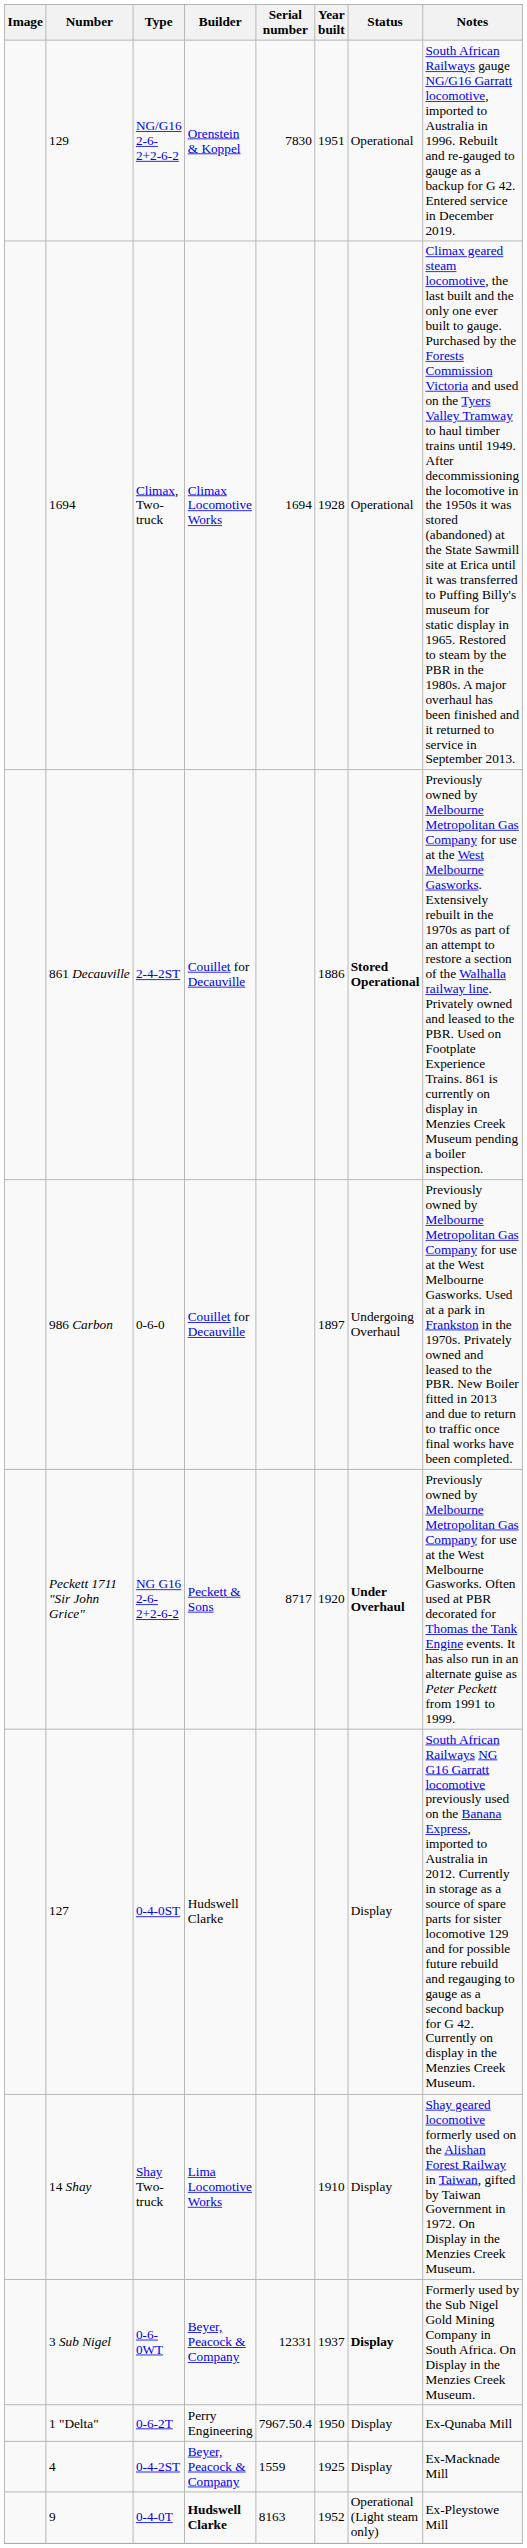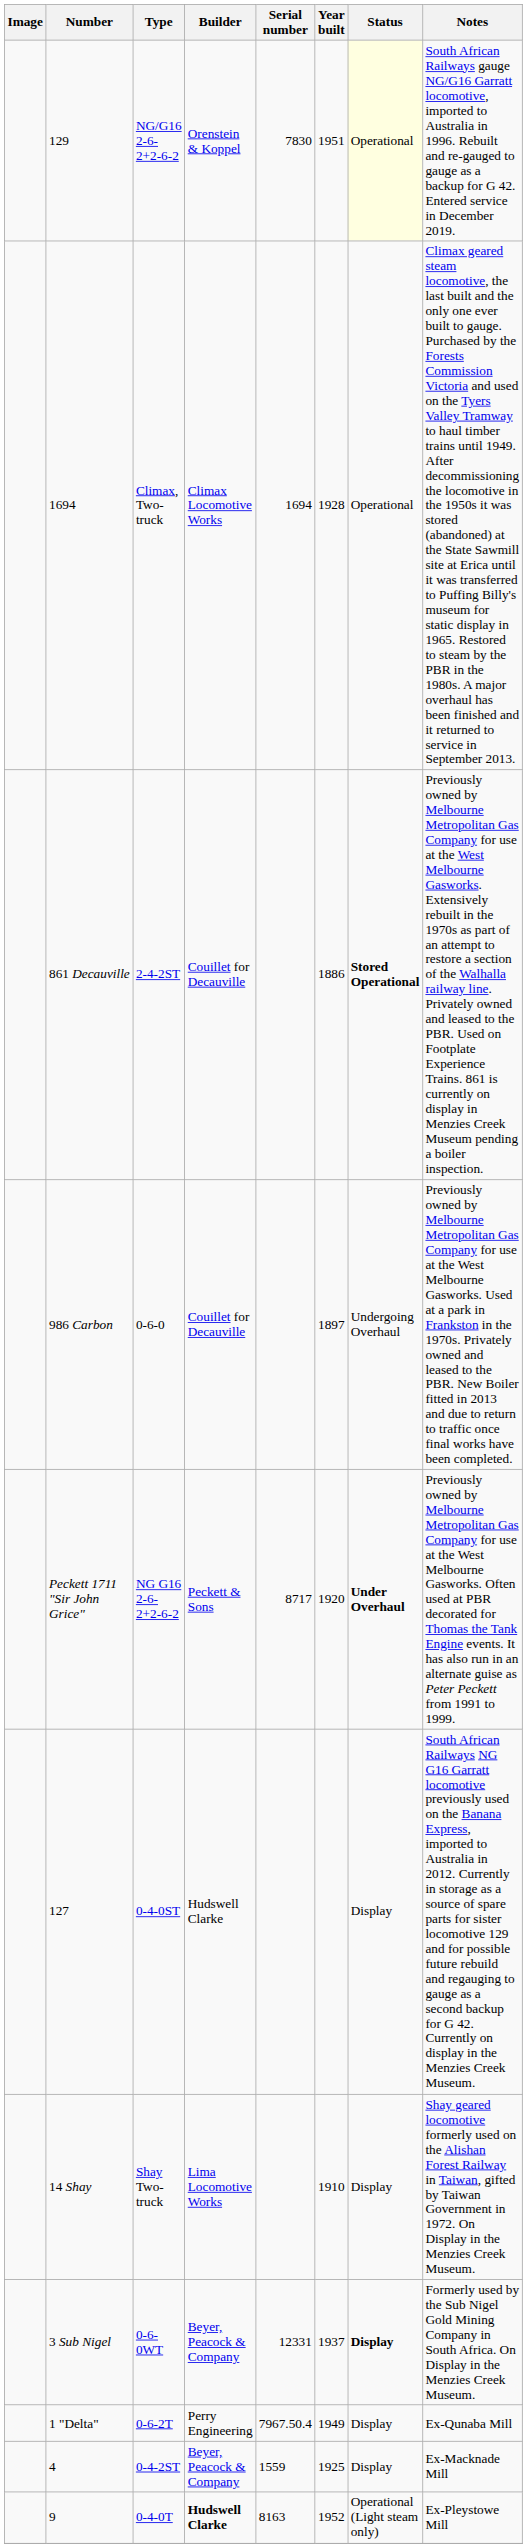(382, 140) no background -> (382, 140) lightyellow background
(331, 2423) 1950 -> (331, 2423) 1949
